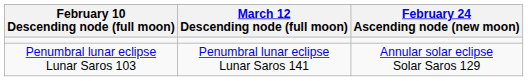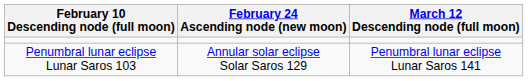columns swapped: (437, 20) <-> (264, 20)
